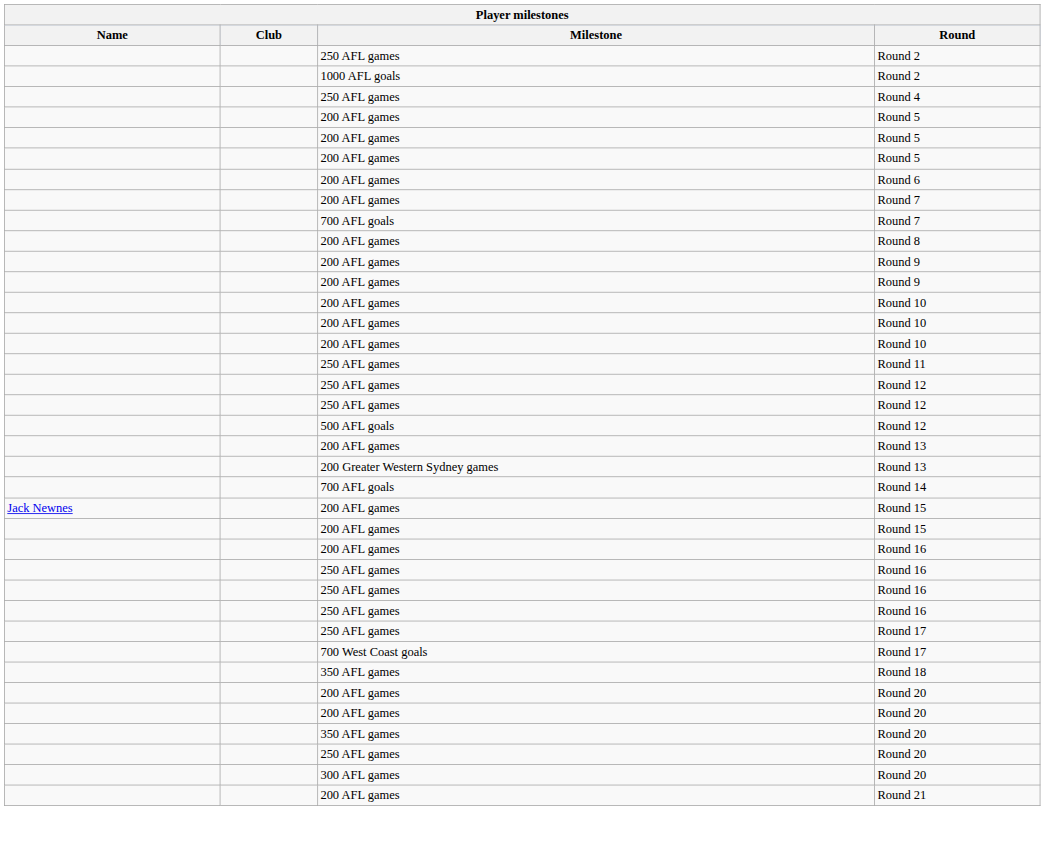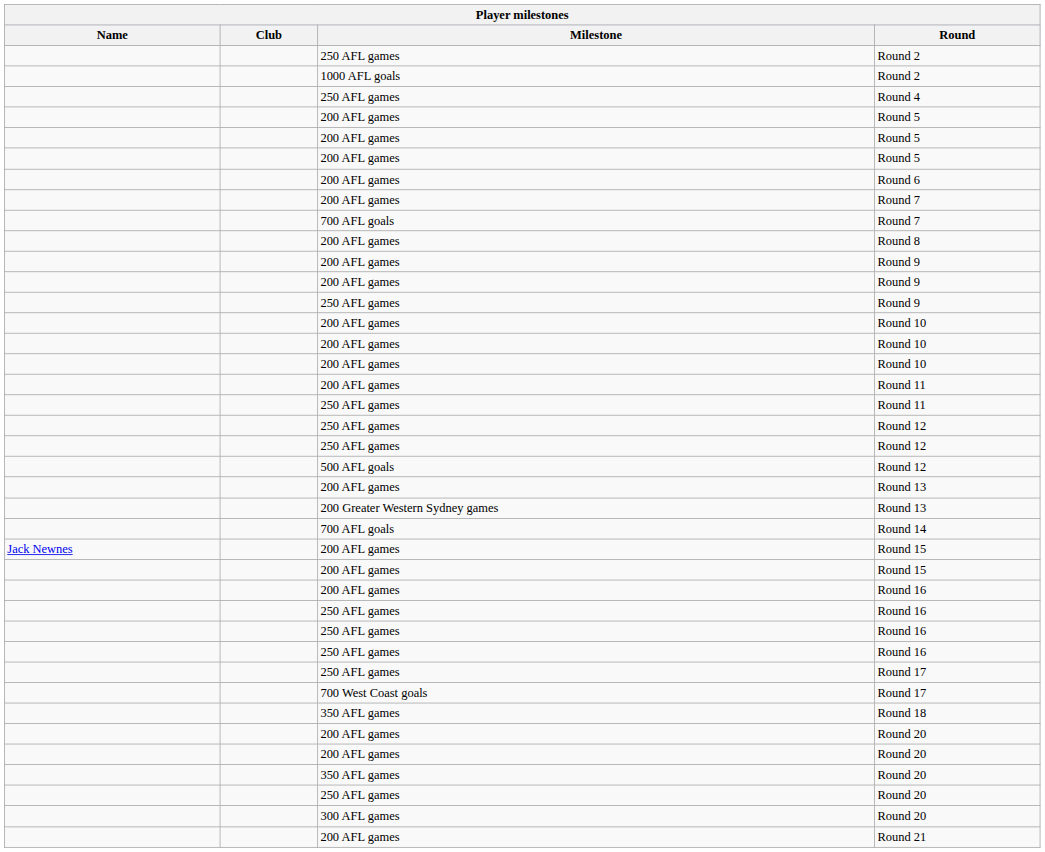+ row: (360, 302)
+ row: (360, 384)
